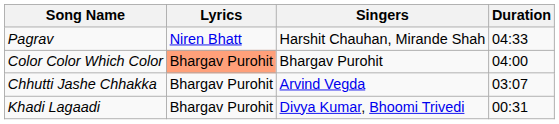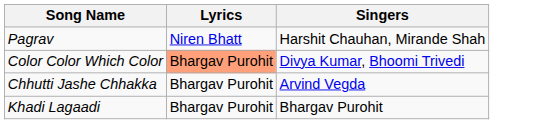- column: (522, 15)
(331, 61) Bhargav Purohit -> (372, 61) Divya Kumar, Bhoomi Trivedi
(372, 107) Divya Kumar, Bhoomi Trivedi -> (331, 107) Bhargav Purohit
